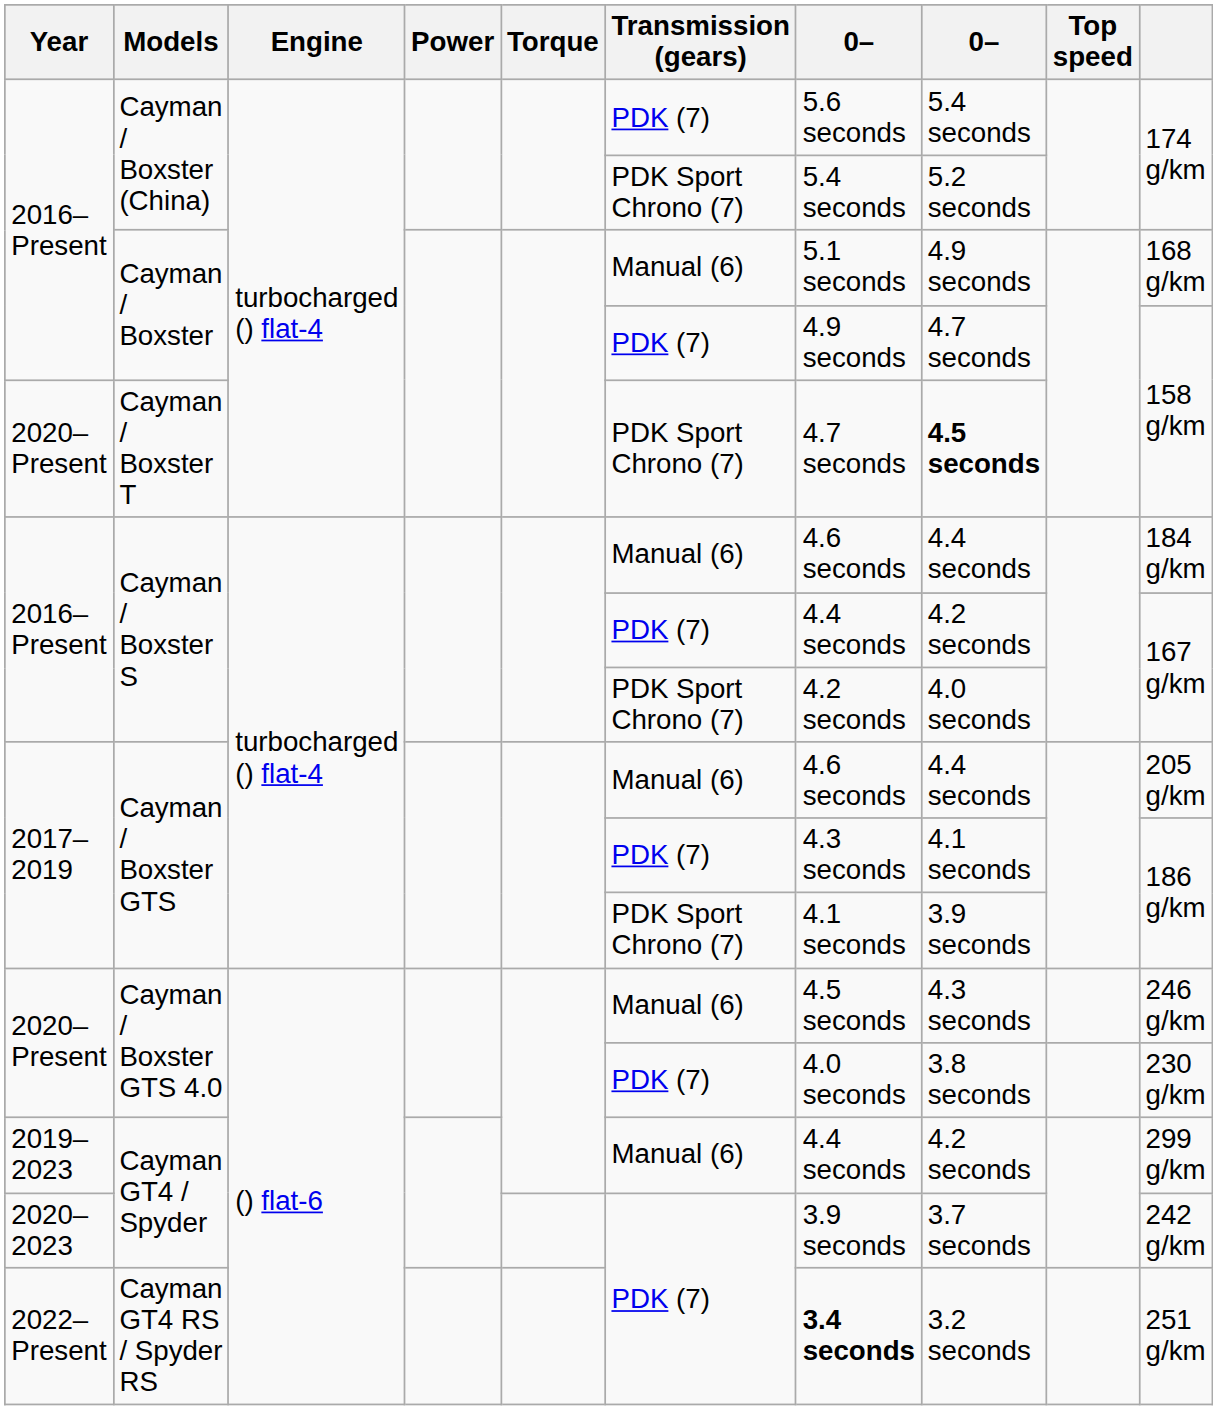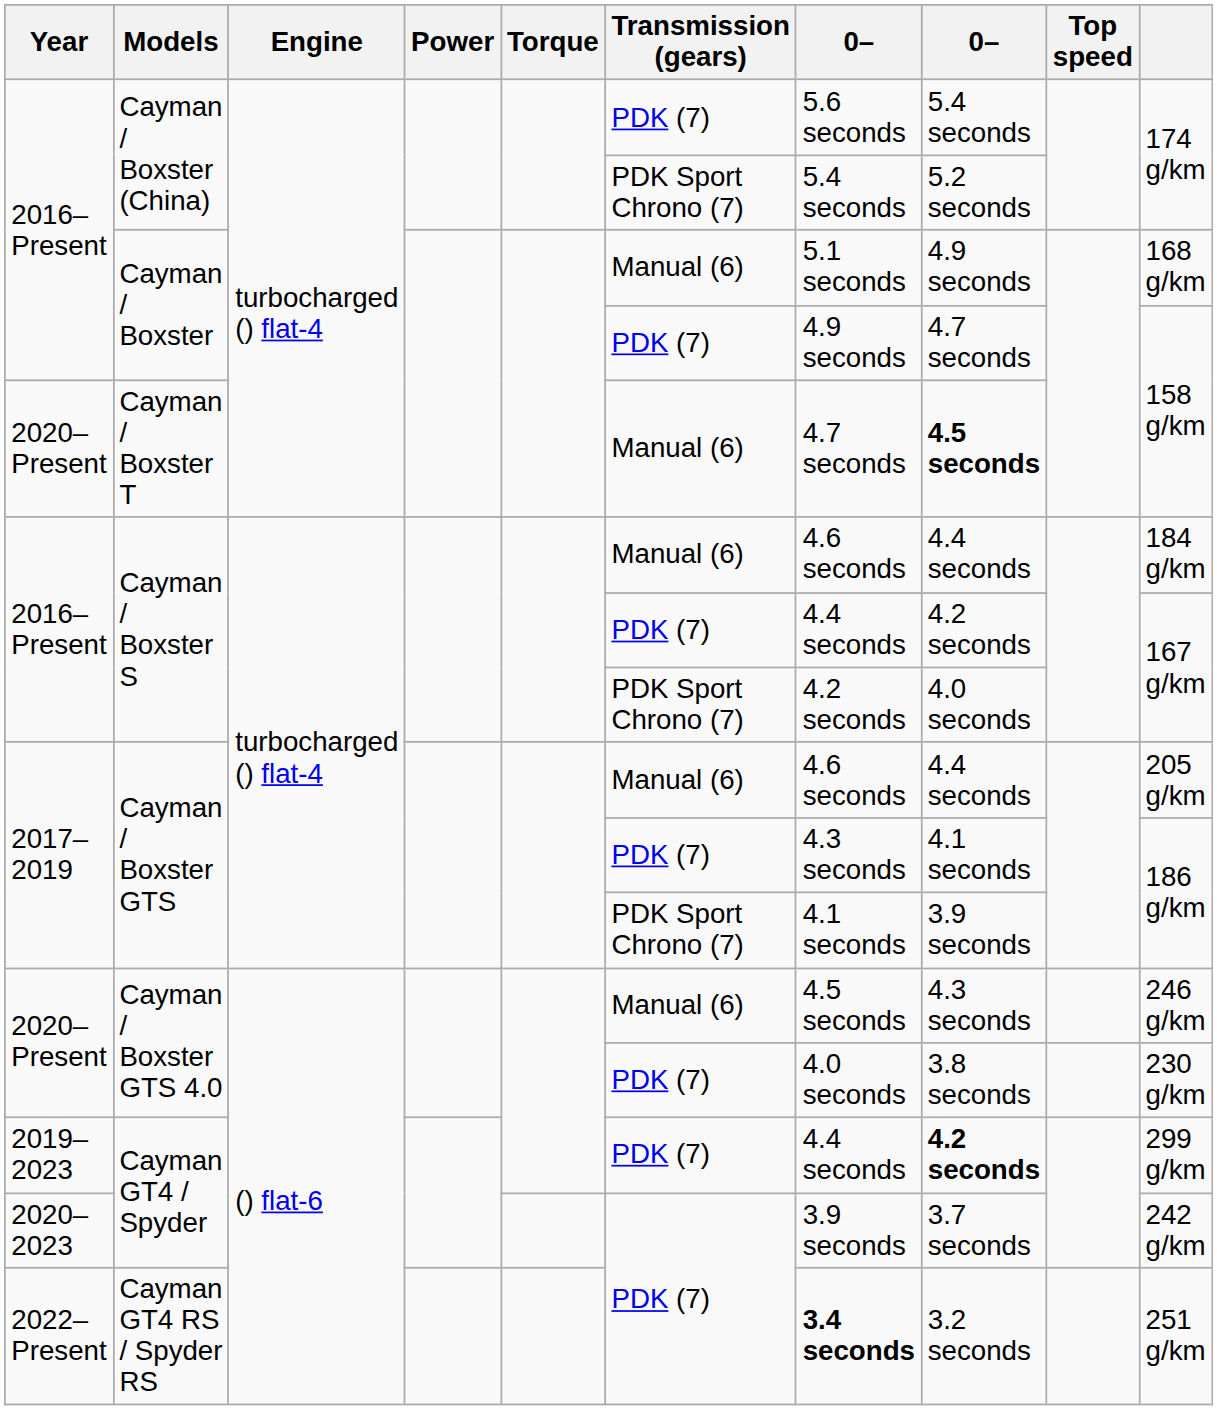(678, 448) PDK Sport Chrono (7) -> (678, 448) Manual (6)
(678, 1154) Manual (6) -> (661, 1154) PDK (7)
(979, 1154) normal -> (984, 1154) bold
